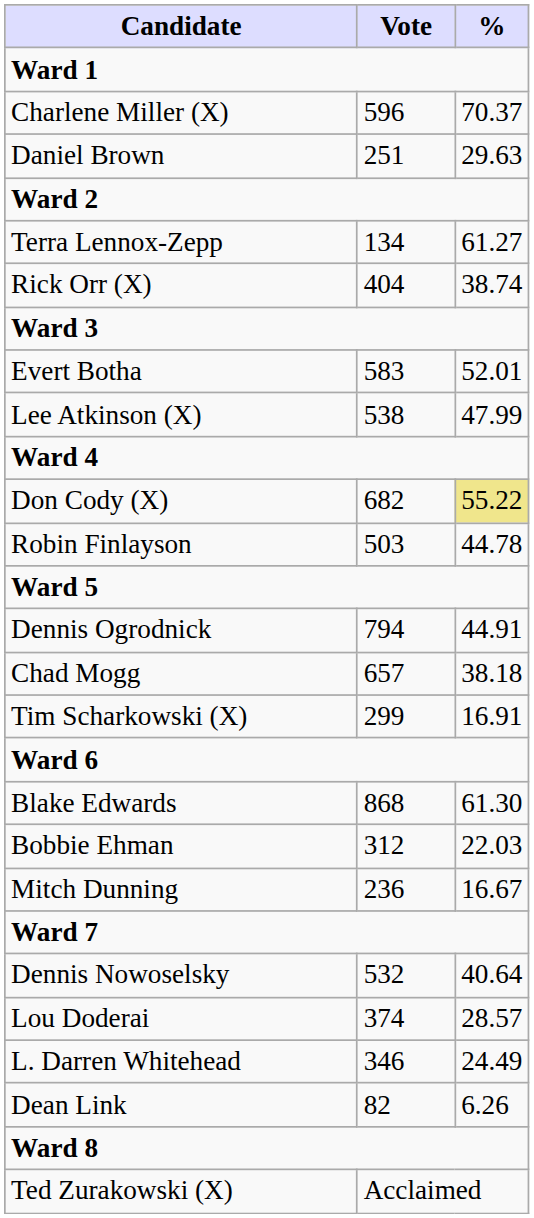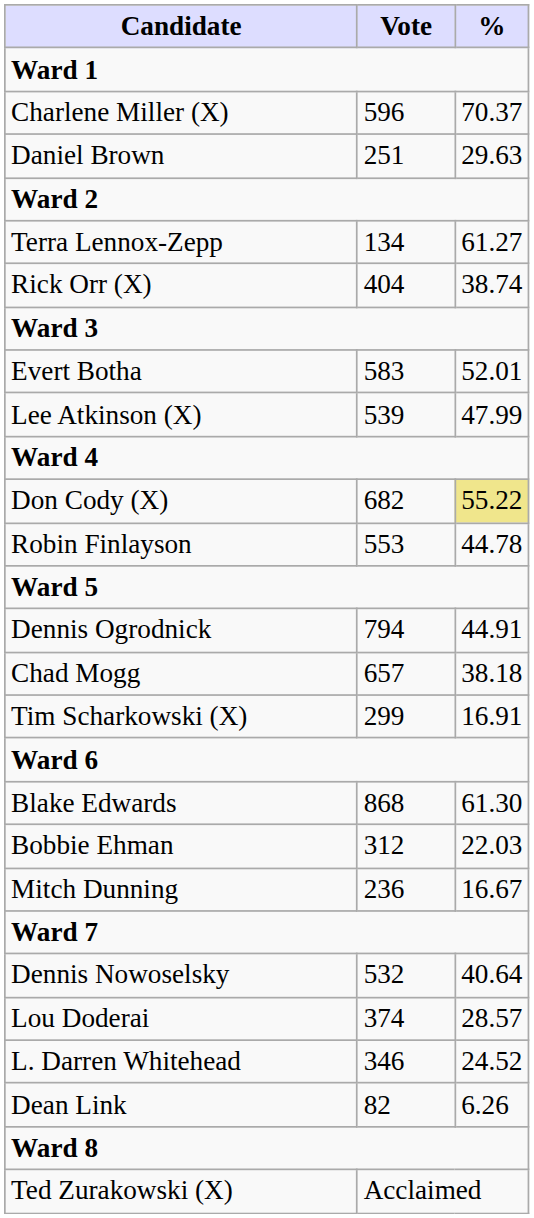(384, 414) 538 -> (384, 414) 539
(384, 543) 503 -> (384, 543) 553
(492, 1061) 24.49 -> (492, 1061) 24.52
